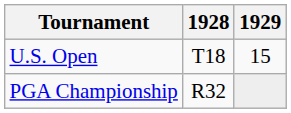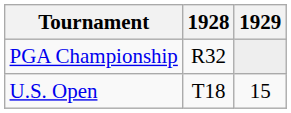rows swapped: (54, 56) <-> (94, 91)
